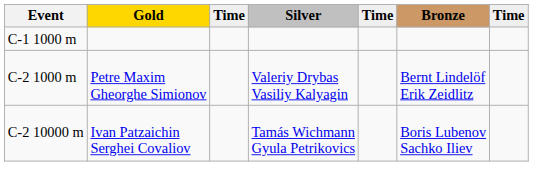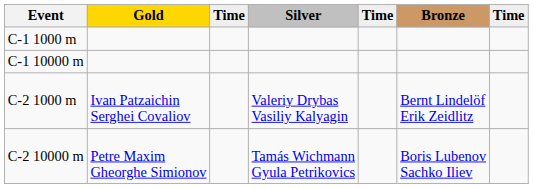+ row: (46, 61)
(148, 85) Petre Maxim Gheorghe Simionov -> (140, 108) Ivan Patzaichin Serghei Covaliov
(140, 141) Ivan Patzaichin Serghei Covaliov -> (148, 163) Petre Maxim Gheorghe Simionov
